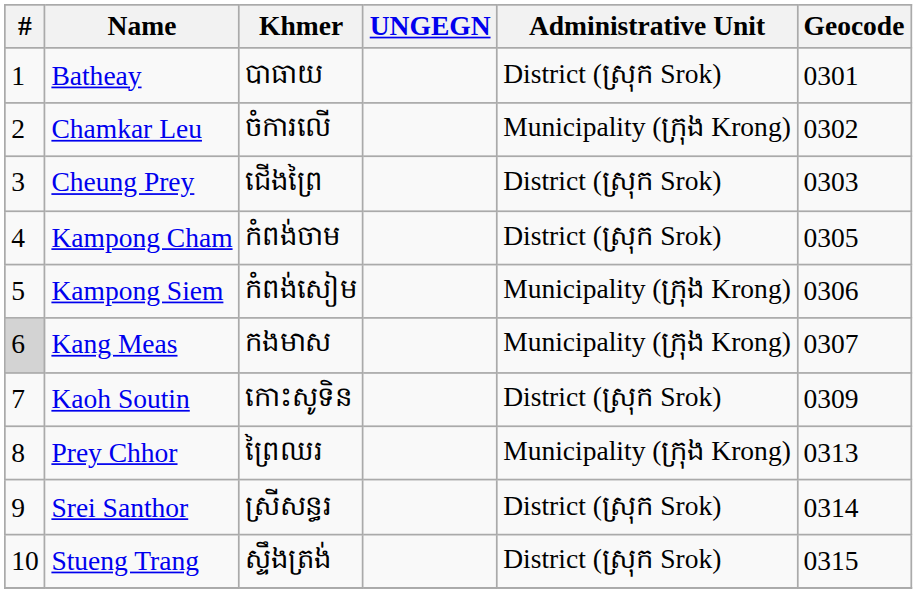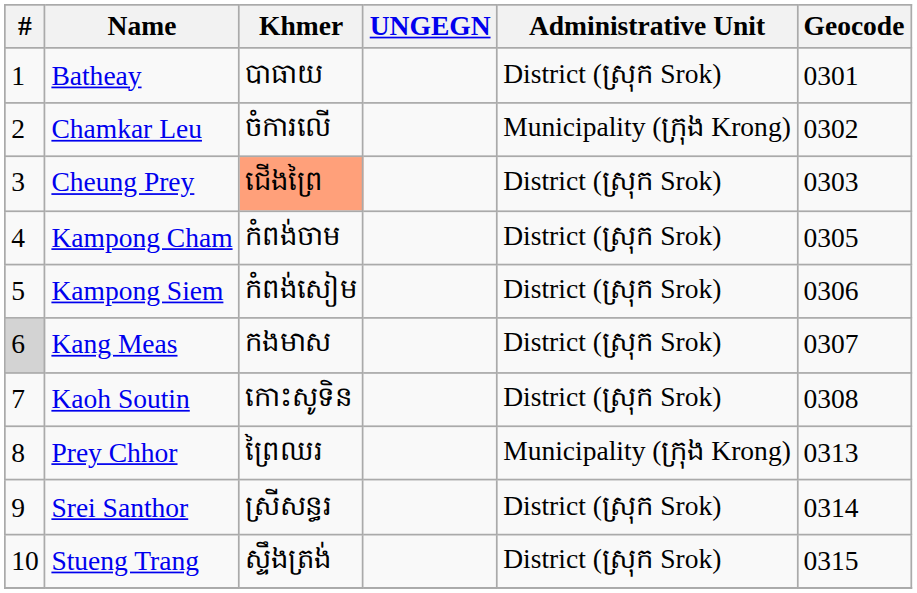(284, 181) no background -> (284, 181) lightsalmon background
(647, 289) Municipality (ក្រុង Krong) -> (612, 289) District (ស្រុក Srok)
(647, 343) Municipality (ក្រុង Krong) -> (612, 343) District (ស្រុក Srok)
(831, 398) 0309 -> (831, 398) 0308
